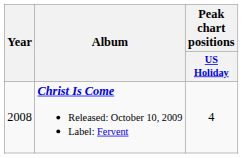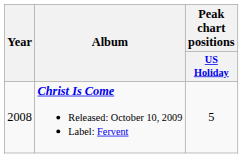(211, 117) 4 -> (211, 117) 5
